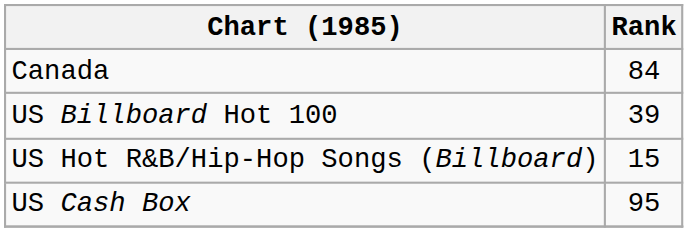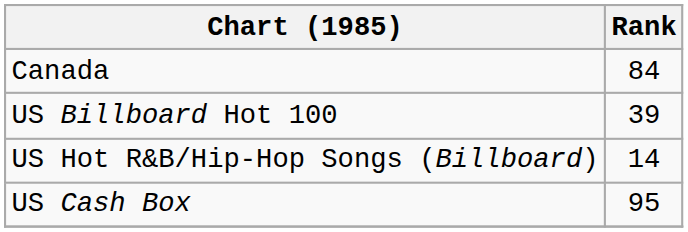(644, 160) 15 -> (644, 160) 14
